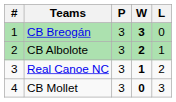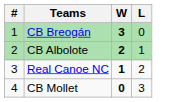- column: (122, 13)
